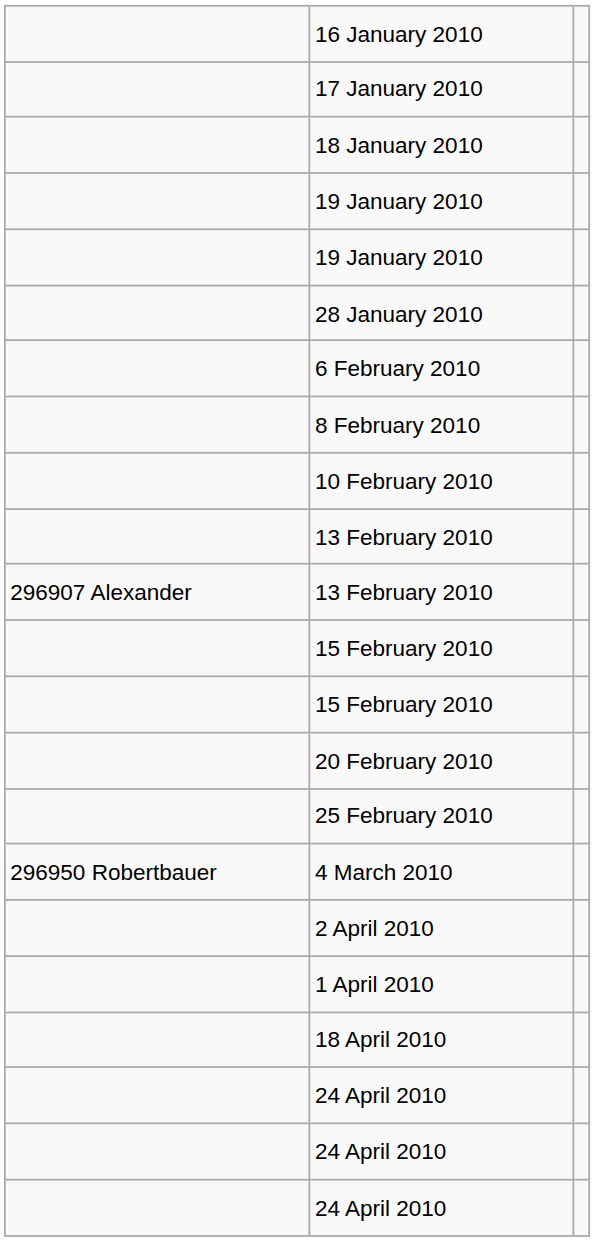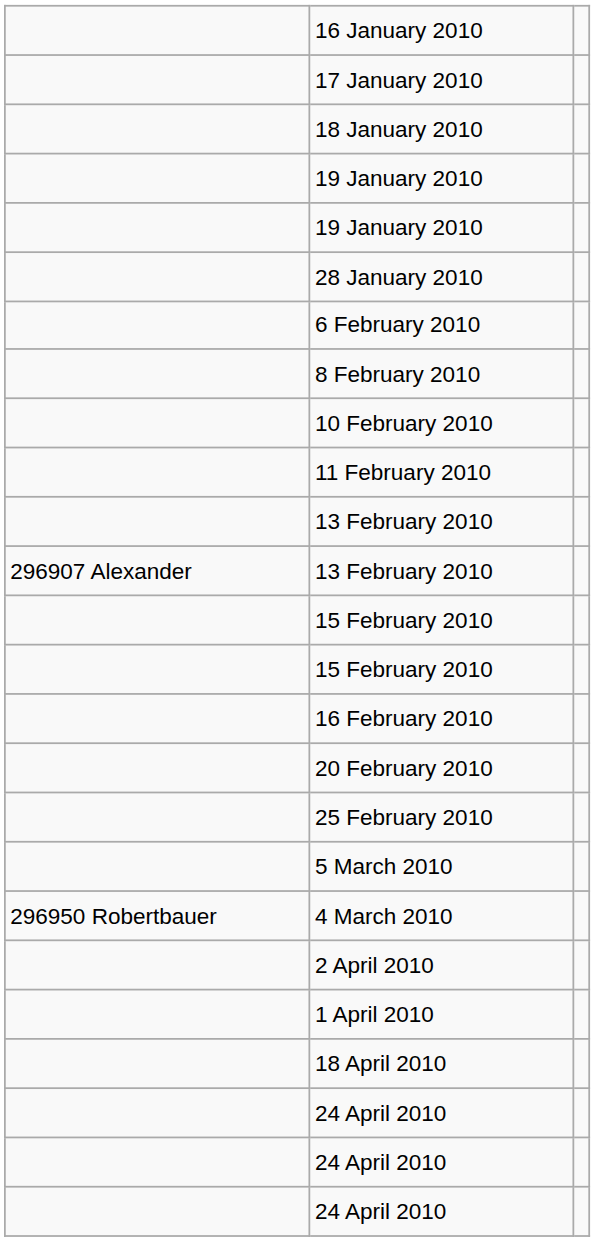+ row: (157, 473)
+ row: (157, 719)
+ row: (157, 866)
